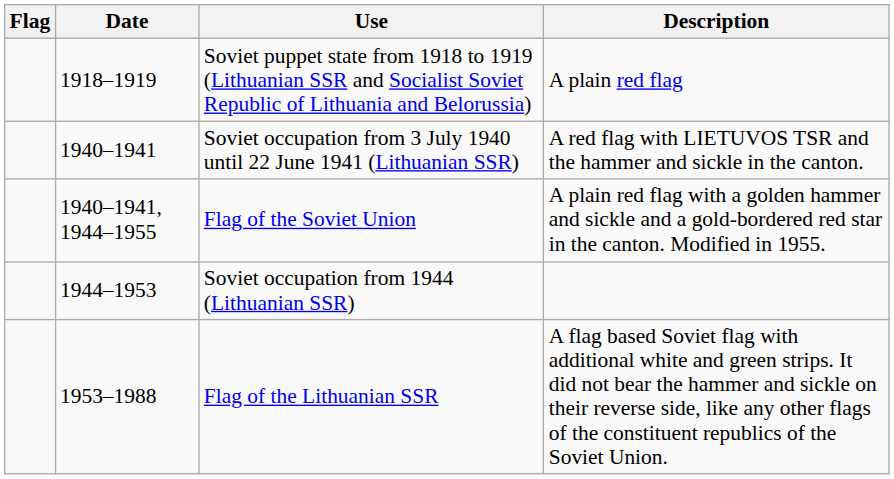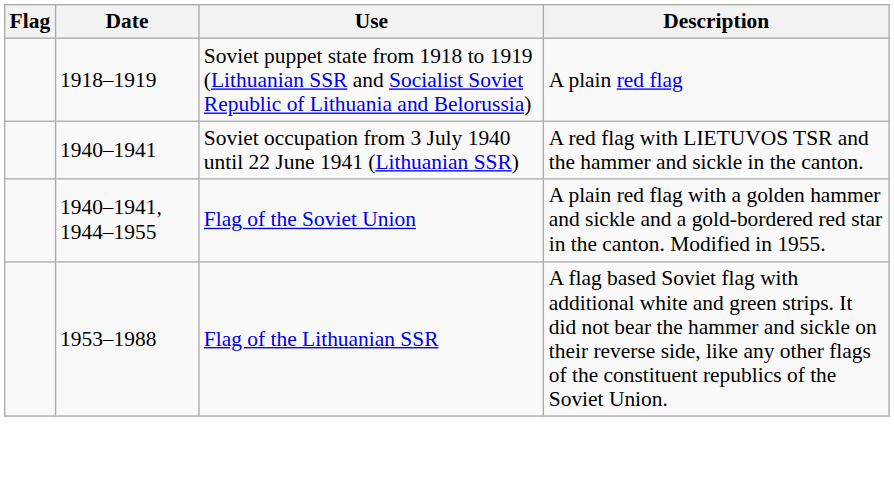- row: (329, 290)
